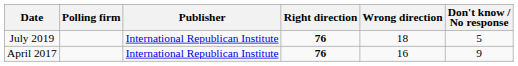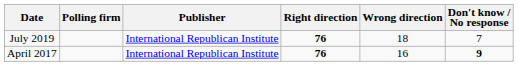(479, 38) 5 -> (479, 38) 7
(479, 54) normal -> (479, 54) bold
